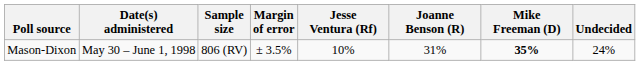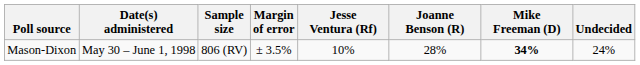(435, 50) 31% -> (435, 50) 28%
(527, 50) 35% -> (527, 50) 34%
